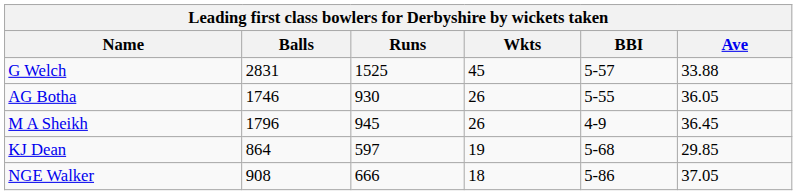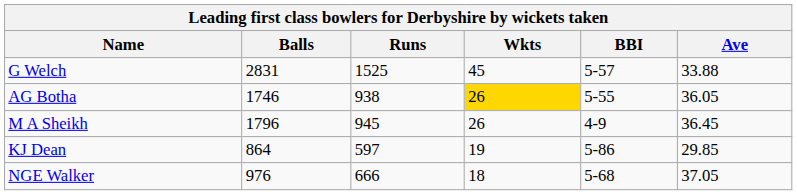(367, 96) 930 -> (367, 96) 938
(477, 96) no background -> (477, 96) gold background
(599, 149) 5-68 -> (599, 149) 5-86
(258, 176) 908 -> (258, 176) 976
(599, 176) 5-86 -> (599, 176) 5-68
